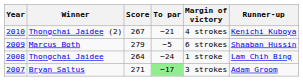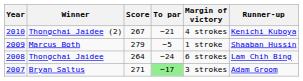(206, 45) 6 strokes -> (204, 45) 1 stroke
(204, 57) 1 stroke -> (206, 57) 6 strokes
